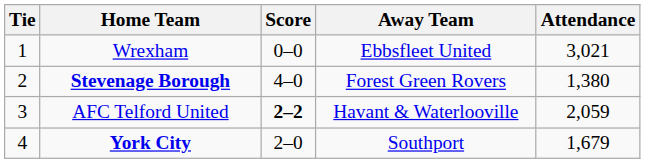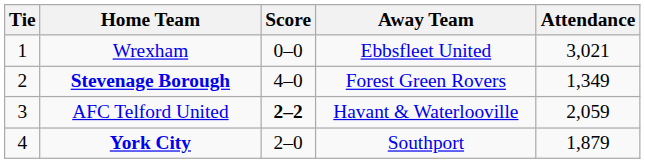(588, 81) 1,380 -> (588, 81) 1,349
(588, 142) 1,679 -> (588, 142) 1,879
